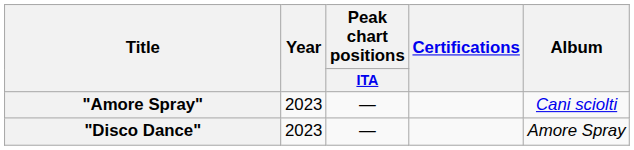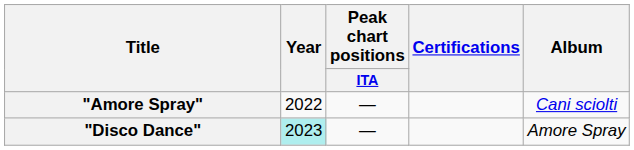(304, 104) 2023 -> (304, 104) 2022
(304, 131) no background -> (304, 131) paleturquoise background
